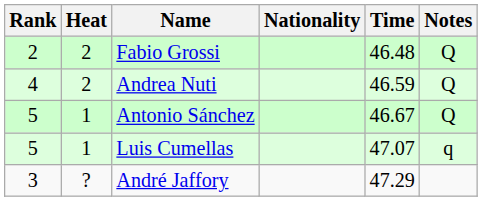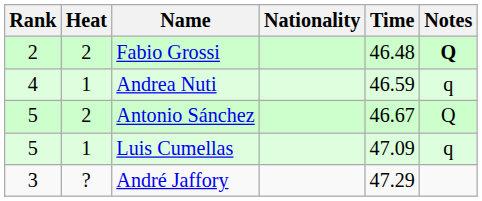(448, 52) normal -> (448, 52) bold
(86, 84) 2 -> (86, 84) 1
(448, 84) Q -> (448, 84) q
(86, 116) 1 -> (86, 116) 2
(392, 148) 47.07 -> (392, 148) 47.09
